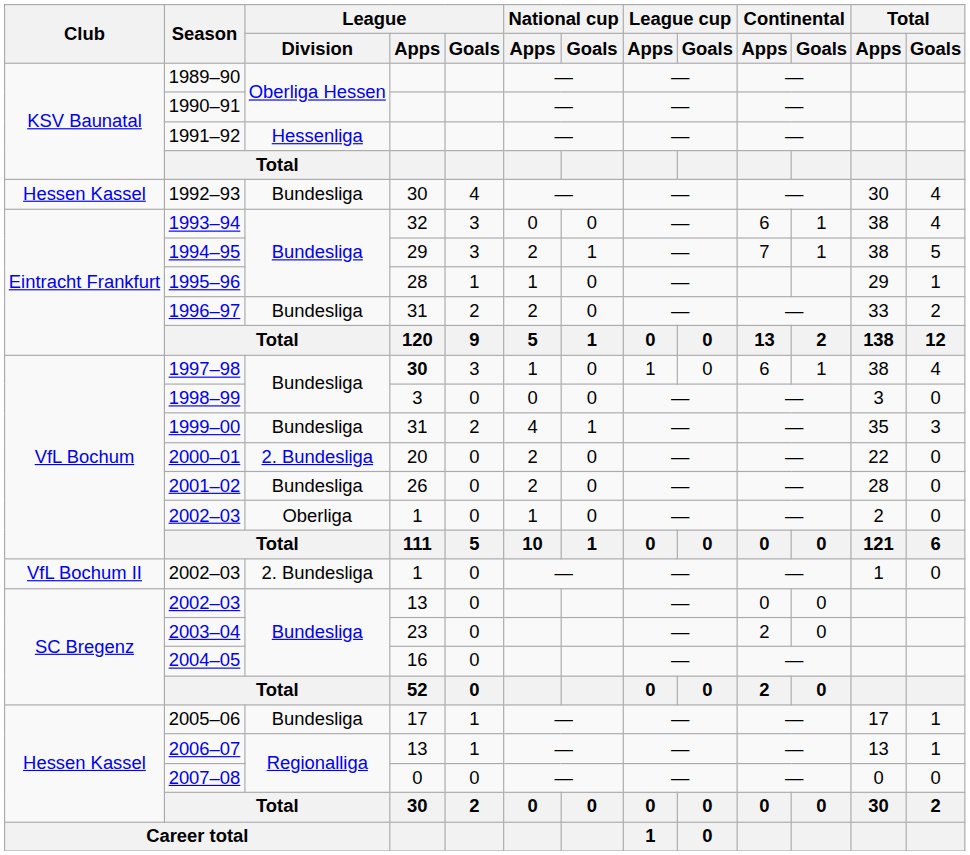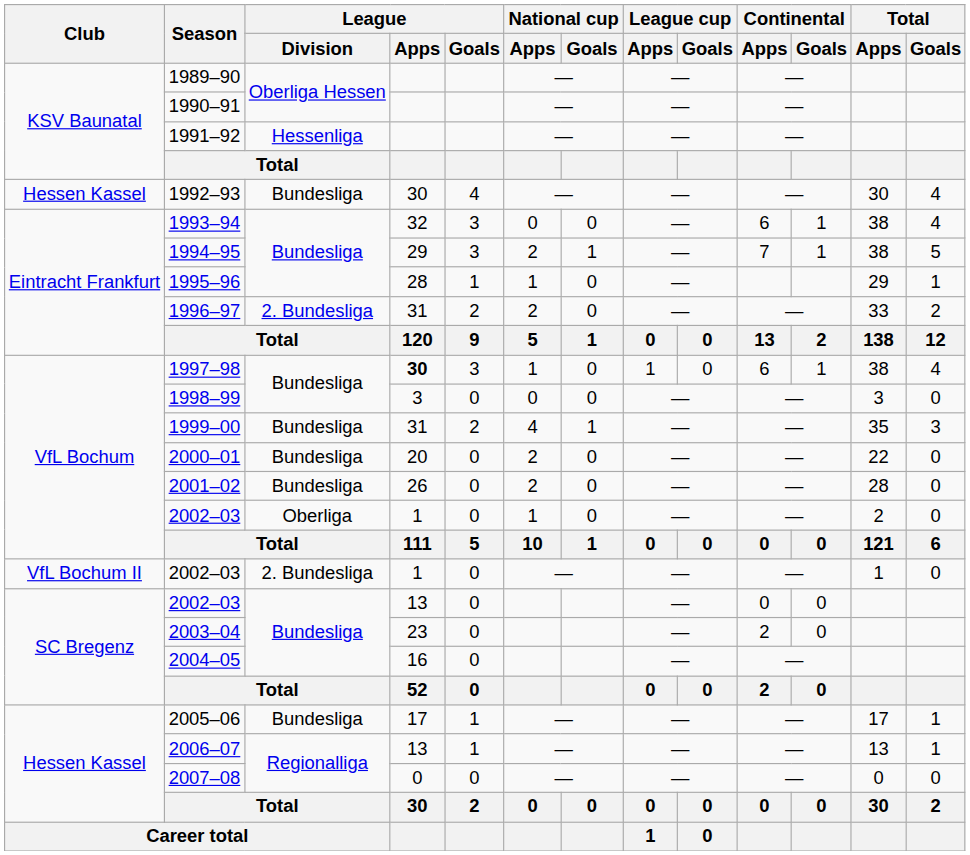(317, 310) Bundesliga -> (317, 310) 2. Bundesliga
(317, 456) 2. Bundesliga -> (317, 456) Bundesliga
